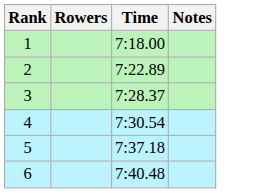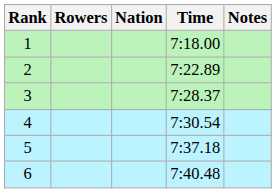+ column: (139, 17)
